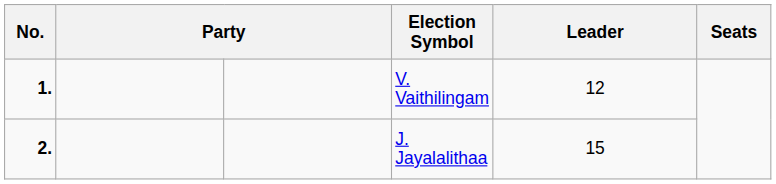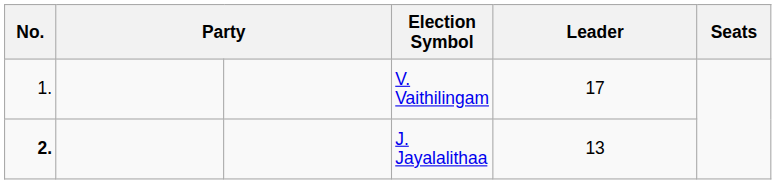(45, 88) bold -> (45, 88) normal
(595, 88) 12 -> (595, 88) 17
(595, 148) 15 -> (595, 148) 13
